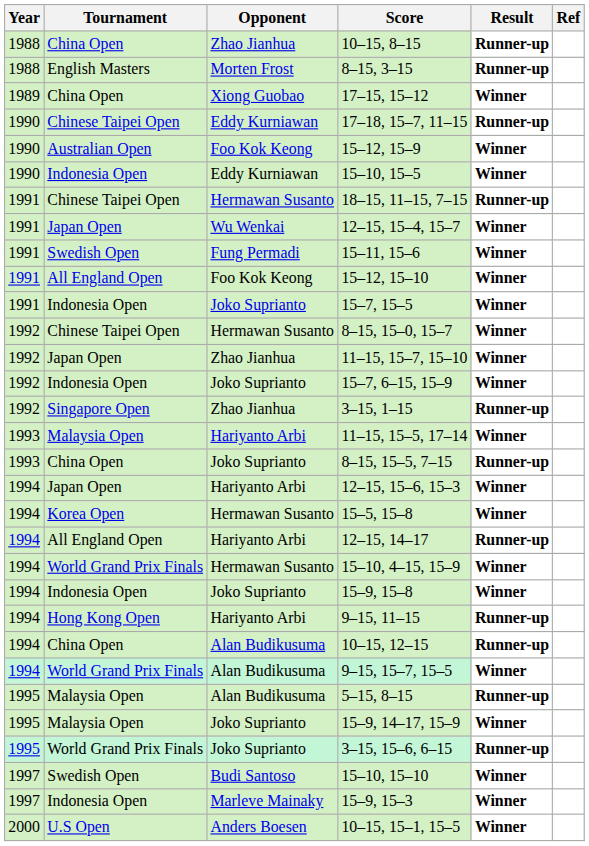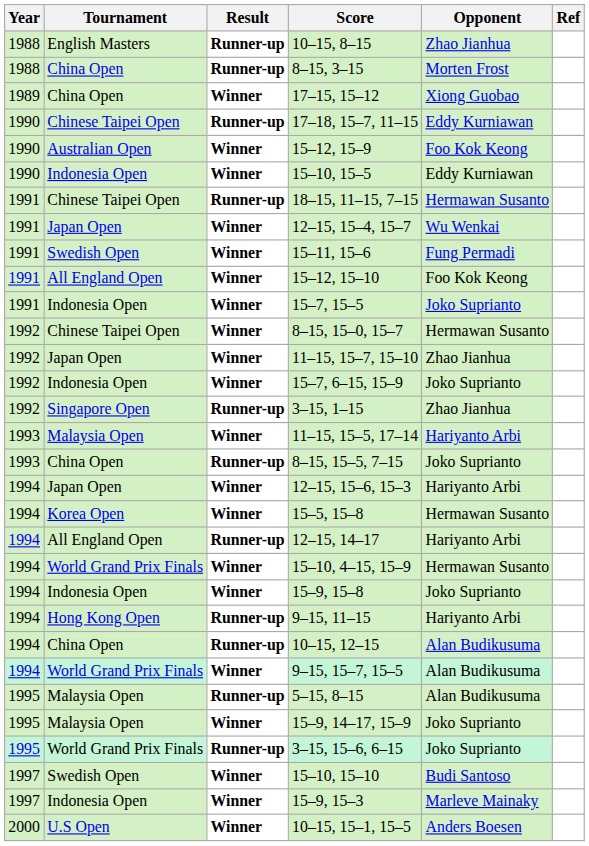columns swapped: (272, 17) <-> (512, 17)
(85, 44) China Open -> (99, 44) English Masters
(99, 70) English Masters -> (85, 70) China Open
